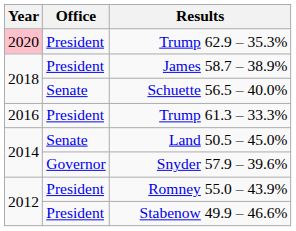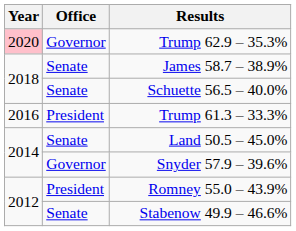(75, 41) President -> (76, 41) Governor
(75, 66) President -> (67, 66) Senate
(75, 213) President -> (67, 213) Senate
